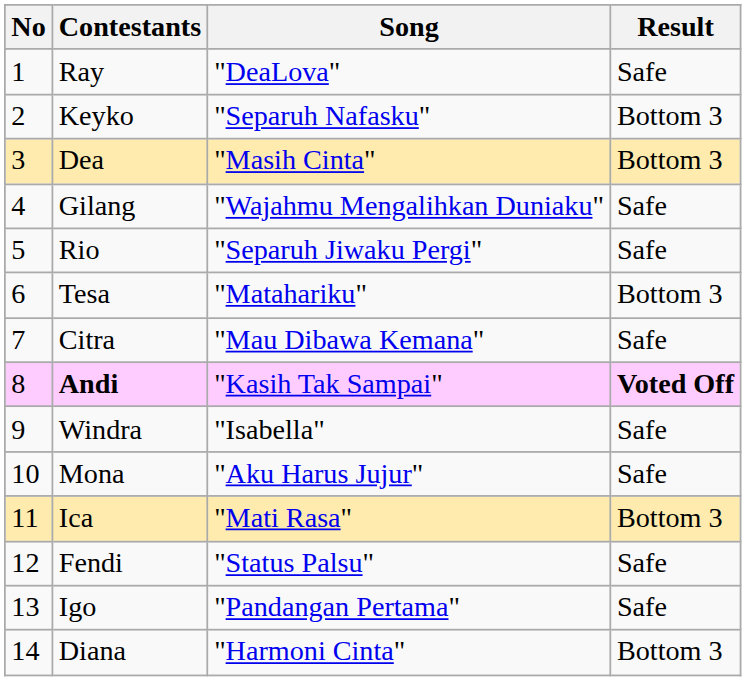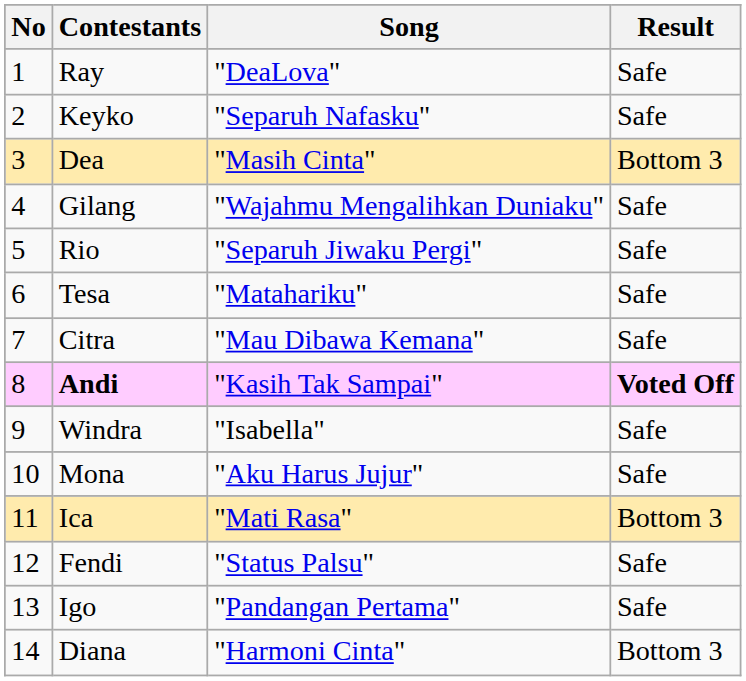(670, 116) Bottom 3 -> (642, 116) Safe
(670, 294) Bottom 3 -> (642, 294) Safe
